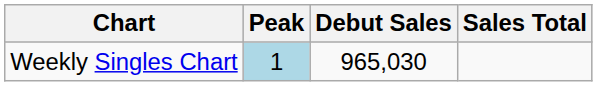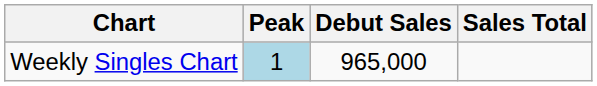(384, 61) 965,030 -> (384, 61) 965,000
